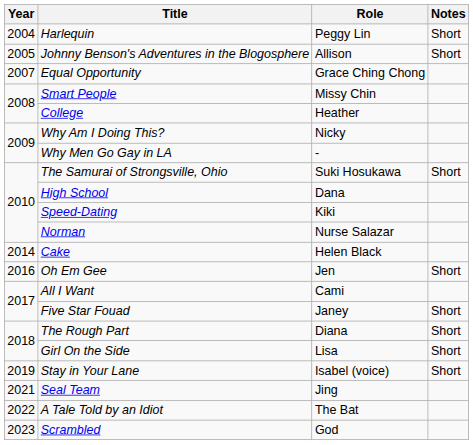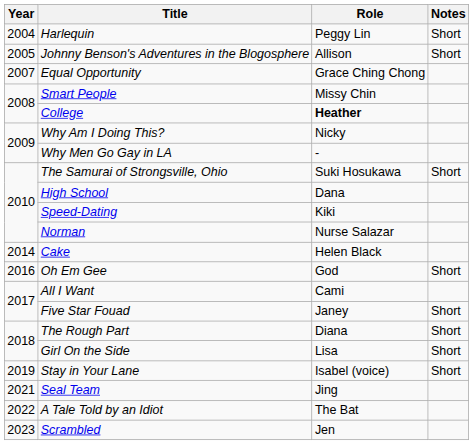(337, 113) normal -> (338, 113) bold
(325, 271) Jen -> (327, 271) God
(327, 430) God -> (325, 430) Jen
